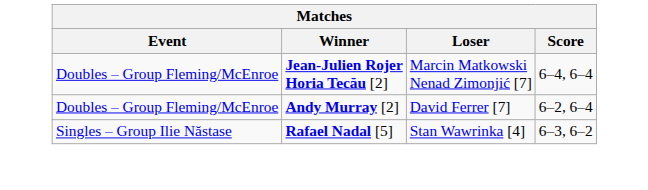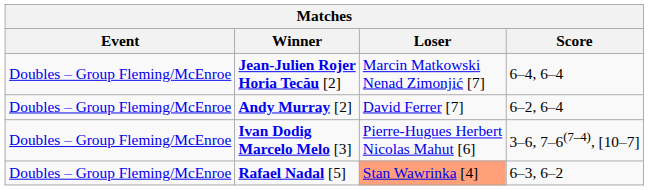+ row: (295, 140)
(144, 131) Singles – Group Ilie Năstase -> (120, 173) Doubles – Group Fleming/McEnroe
(467, 131) no background -> (421, 173) lightsalmon background
